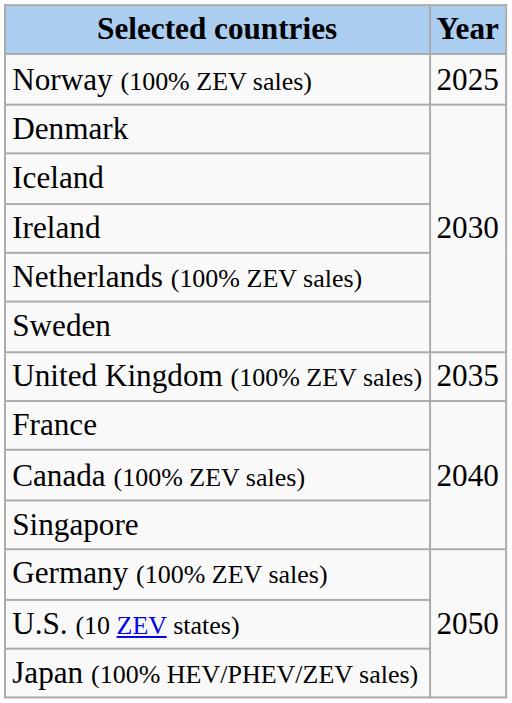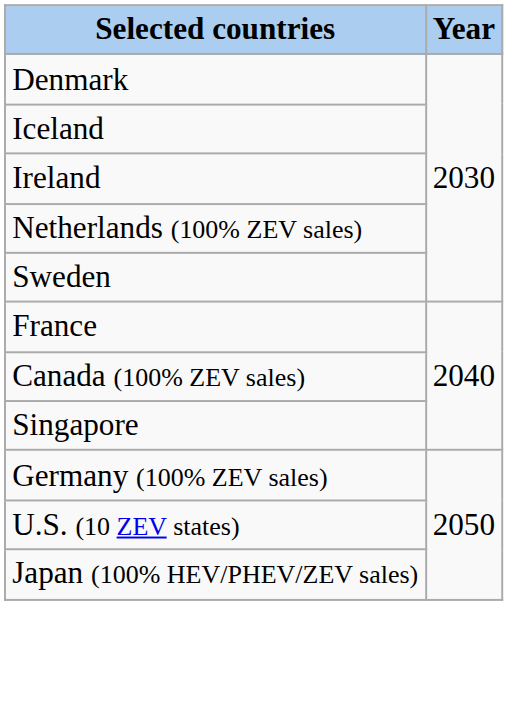- row: (162, 78)
- row: (217, 375)
